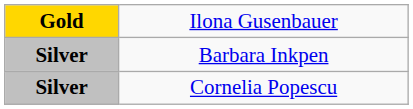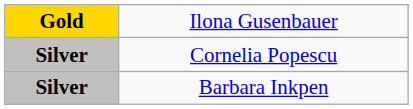rows swapped: (264, 87) <-> (264, 54)
